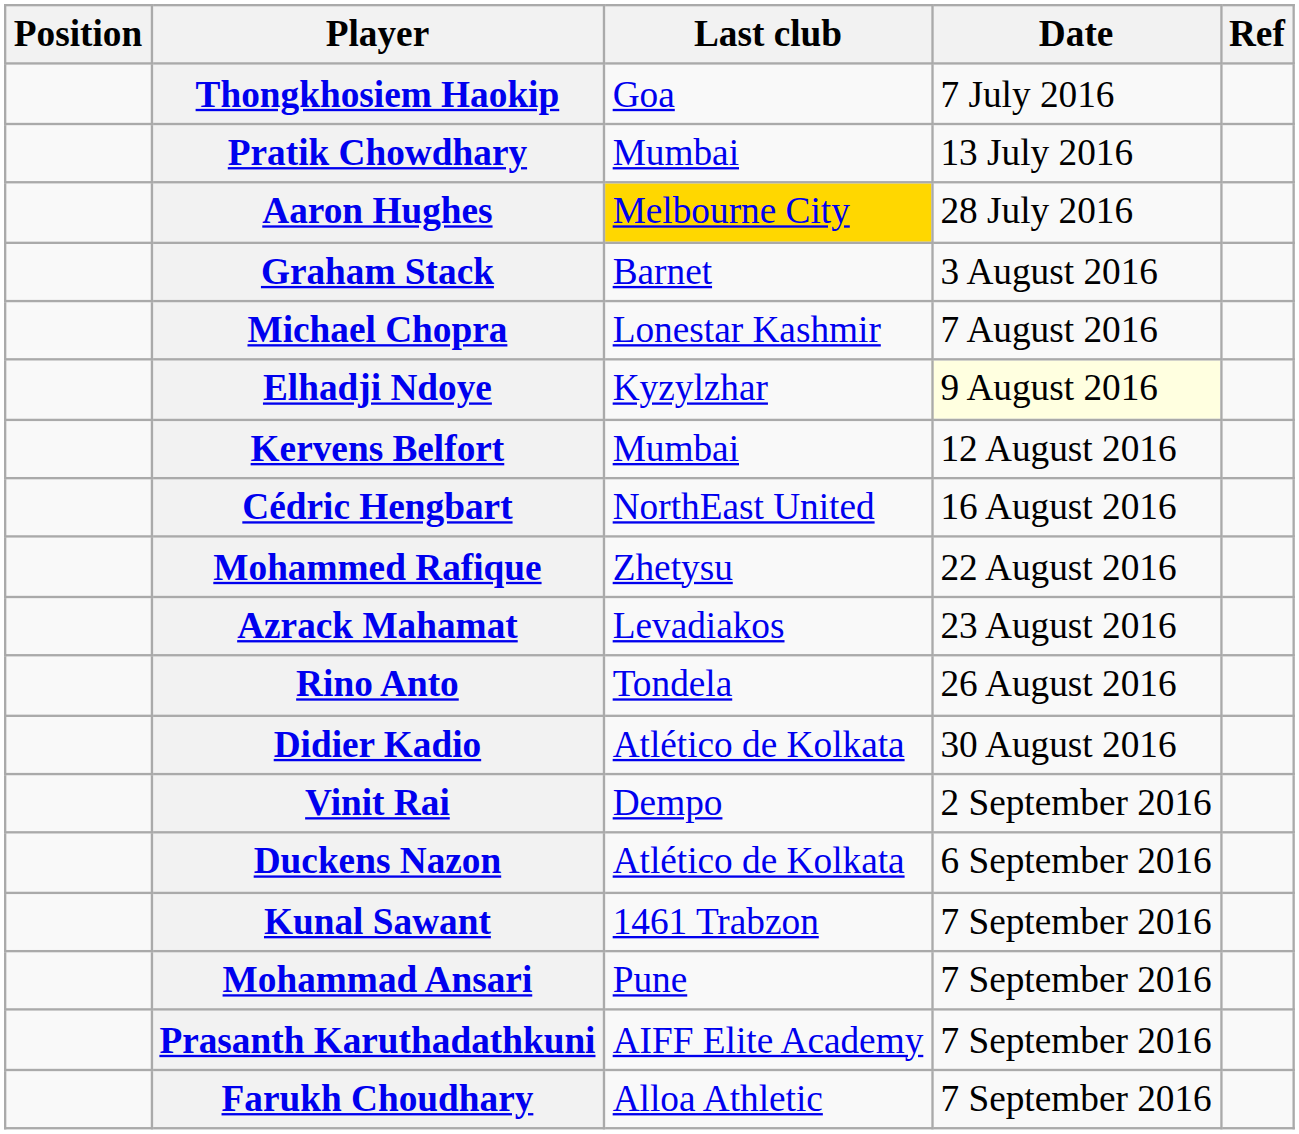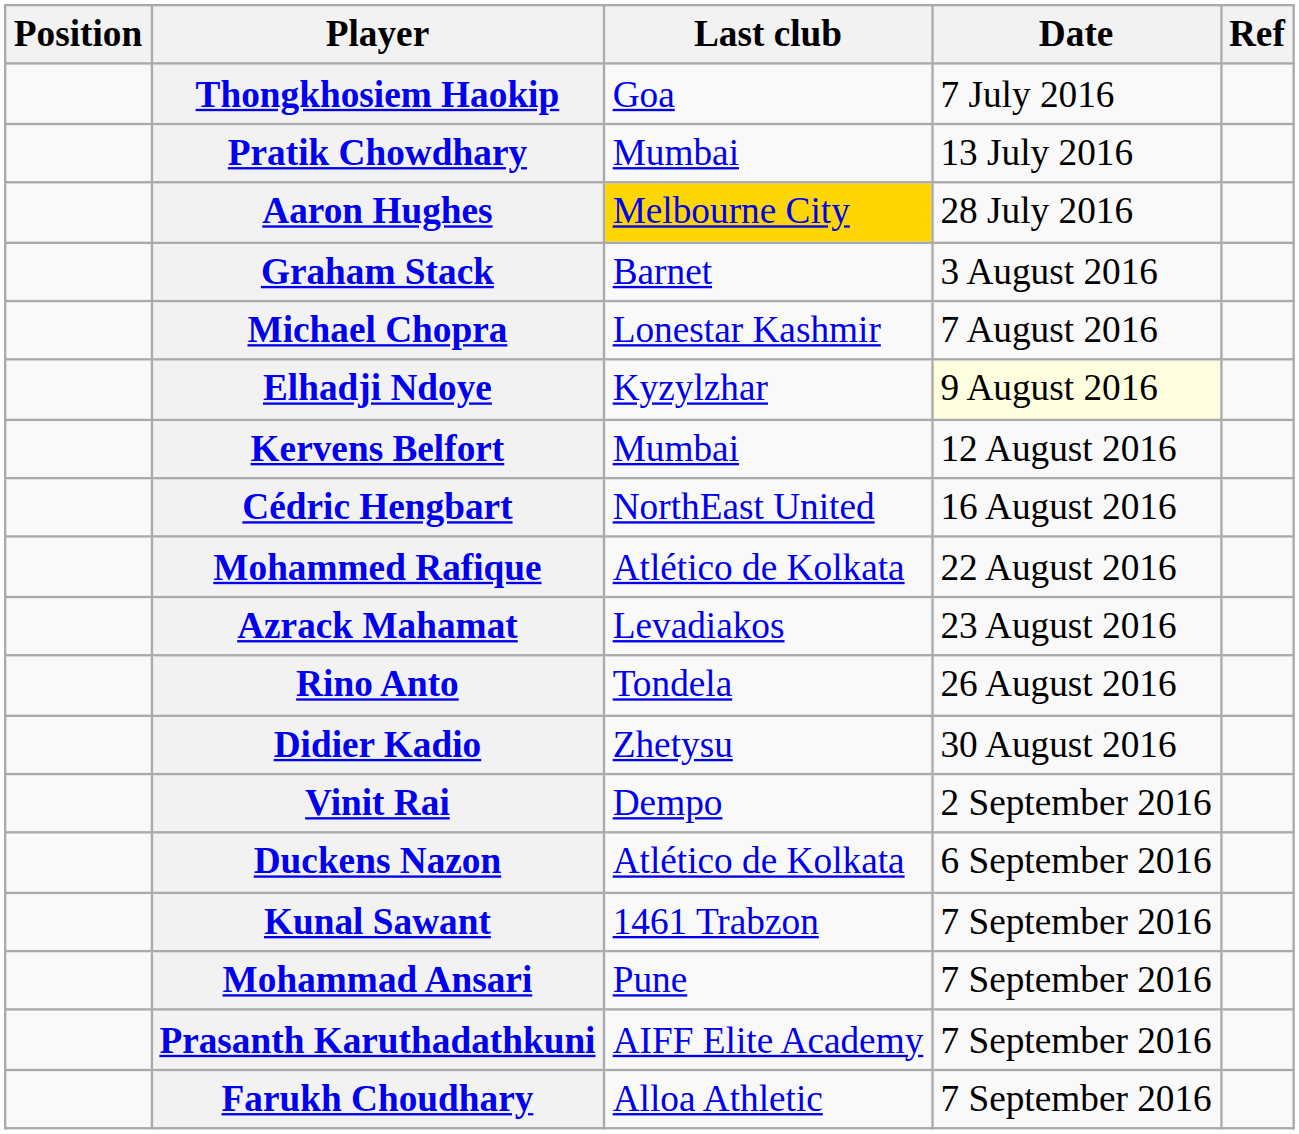(673, 566) Zhetysu -> (759, 566) Atlético de Kolkata
(759, 743) Atlético de Kolkata -> (673, 743) Zhetysu
